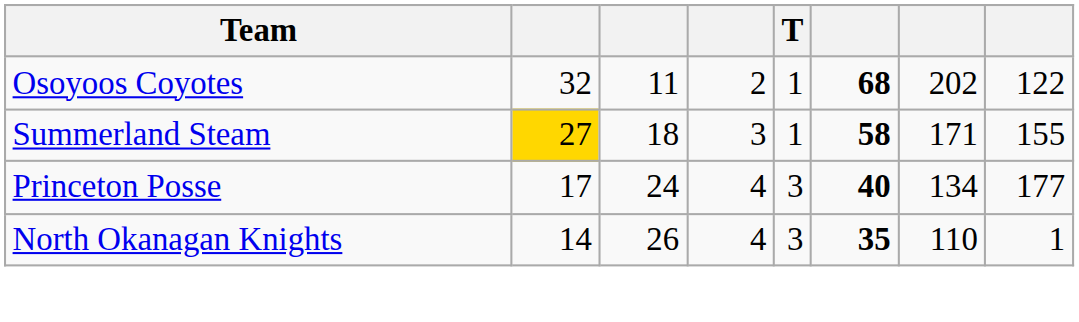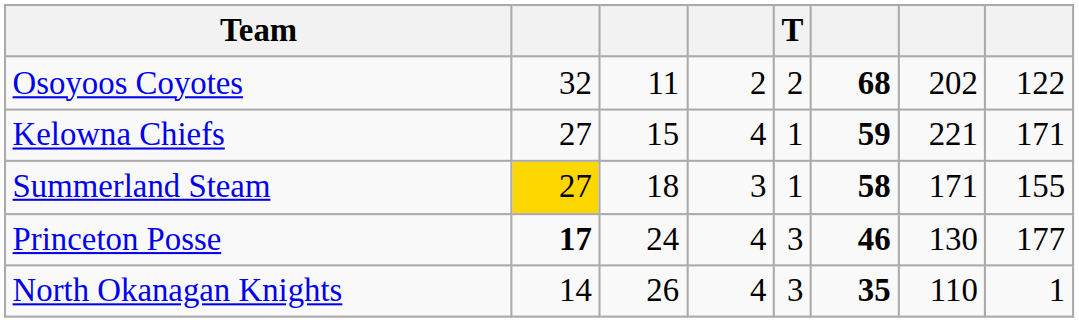(795, 82) 1 -> (795, 82) 2
+ row: (119, 134)
(575, 186) normal -> (575, 238) bold
(874, 186) 40 -> (874, 238) 46
(953, 186) 134 -> (953, 238) 130
